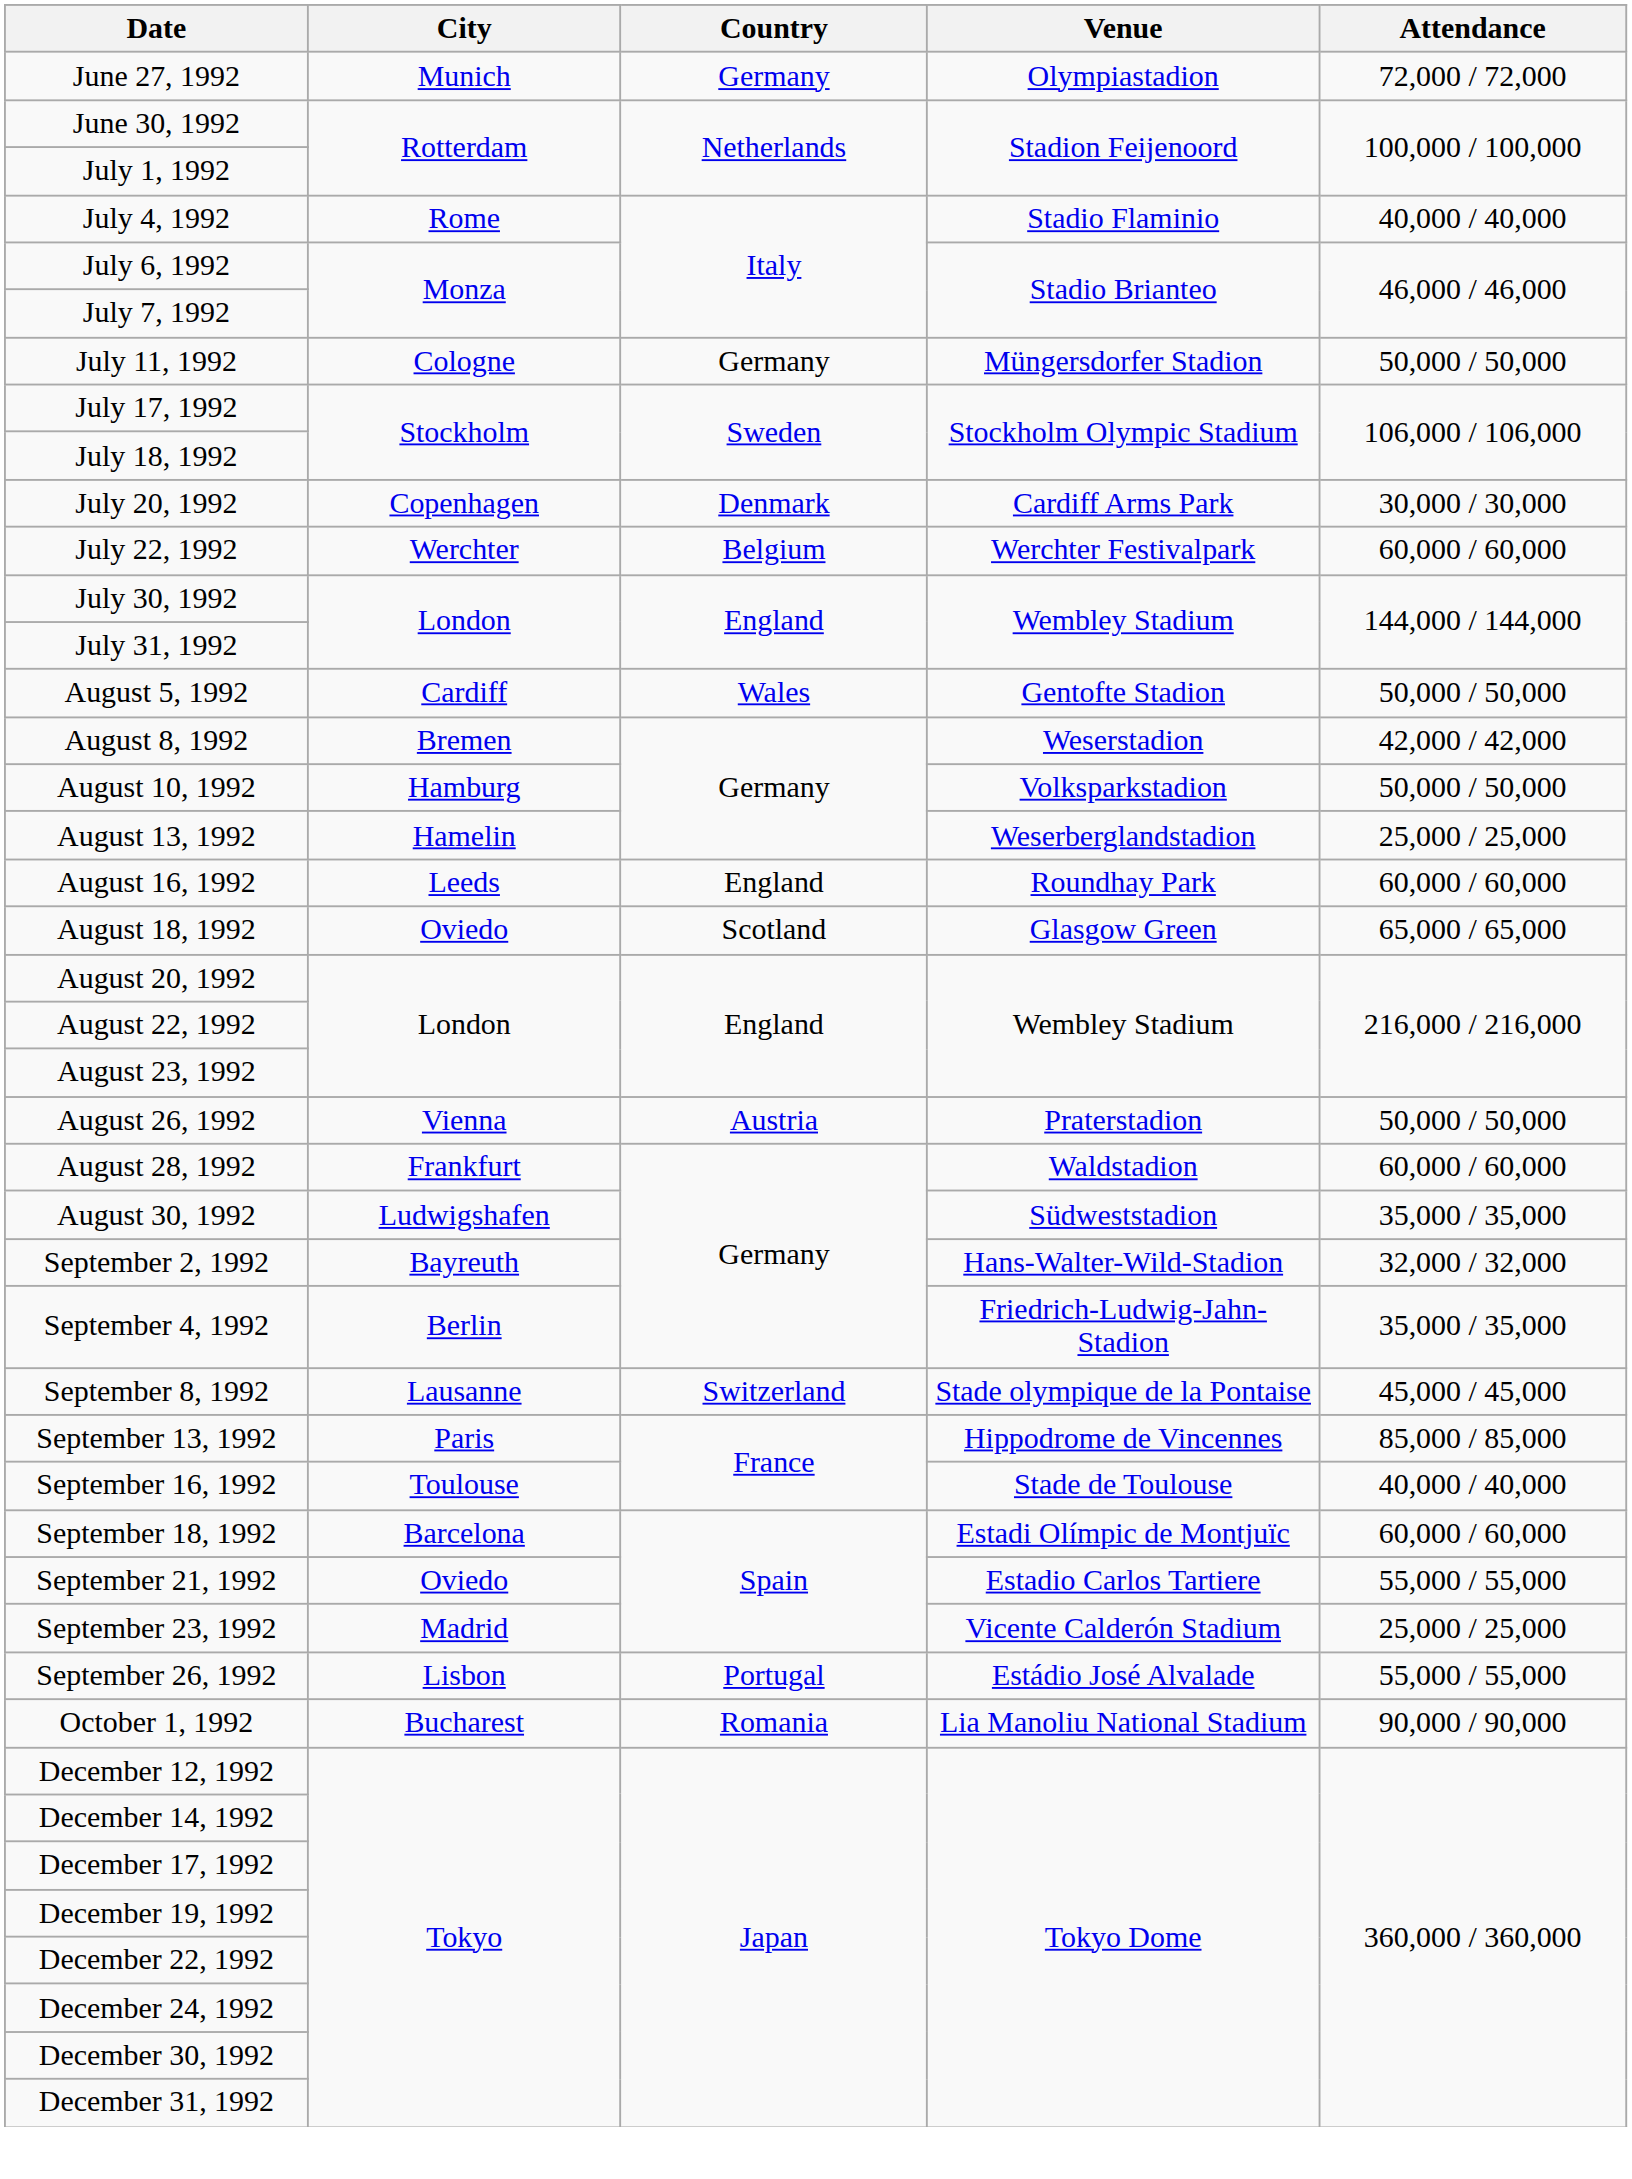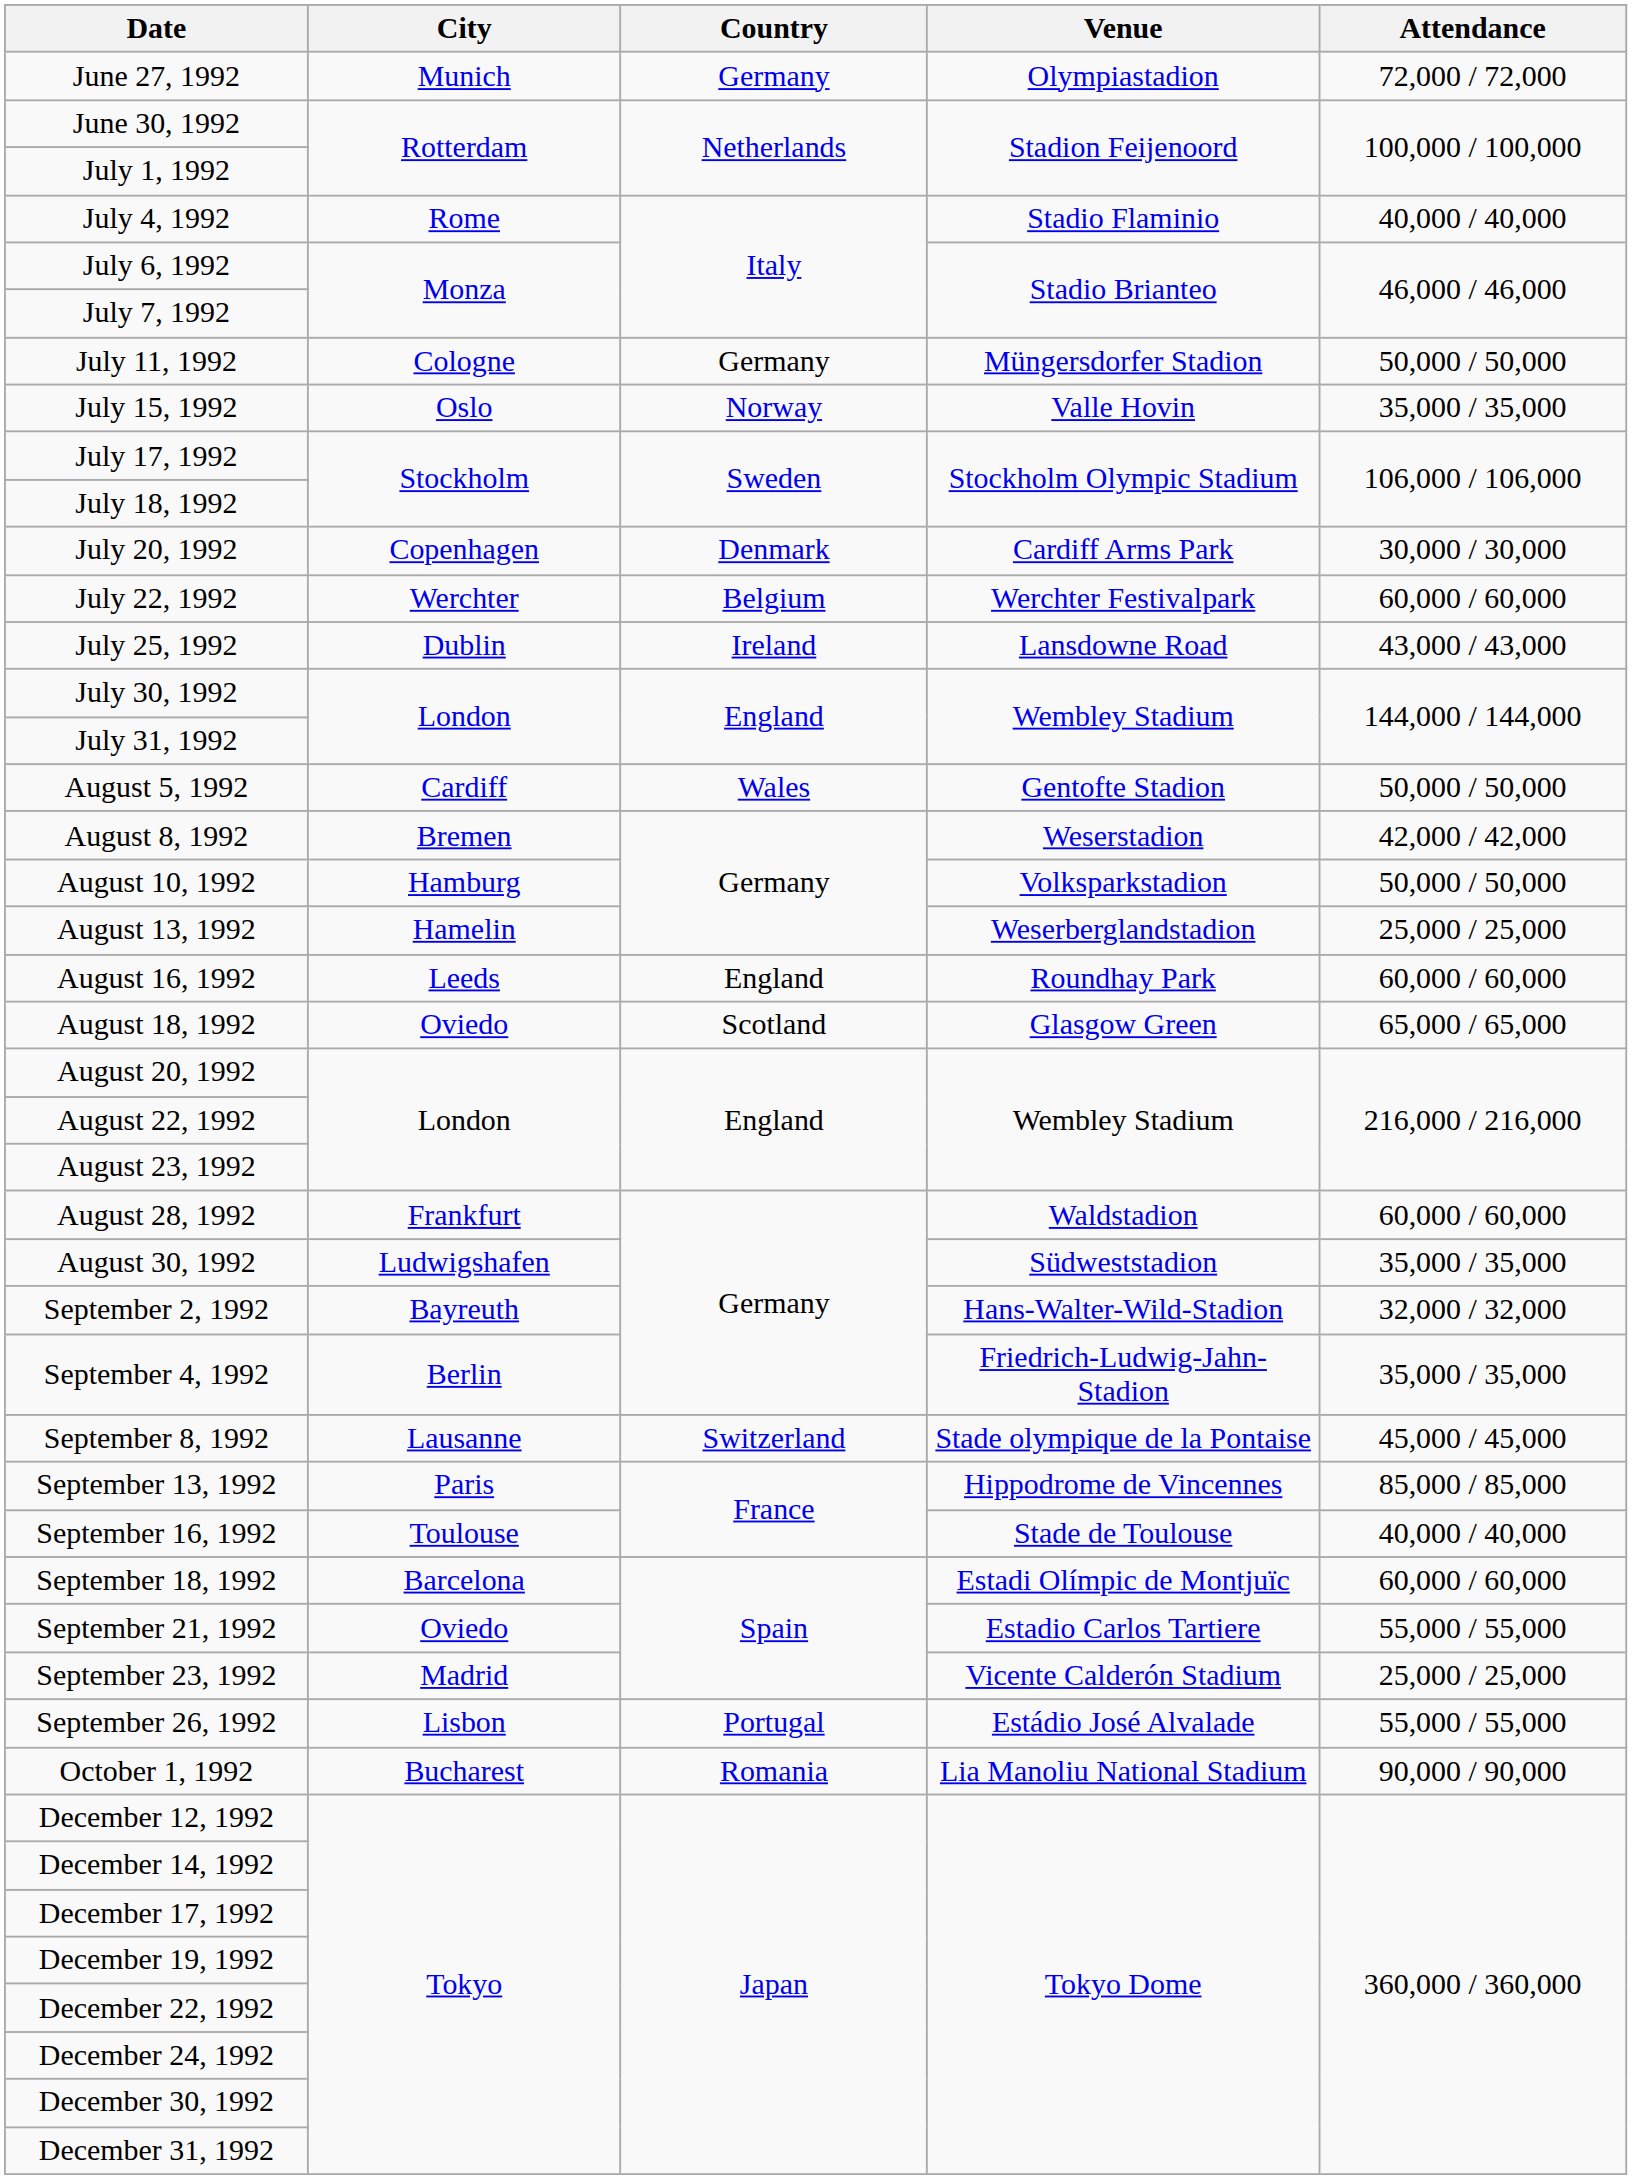+ row: (156, 407)
+ row: (156, 645)
- row: (156, 1119)
